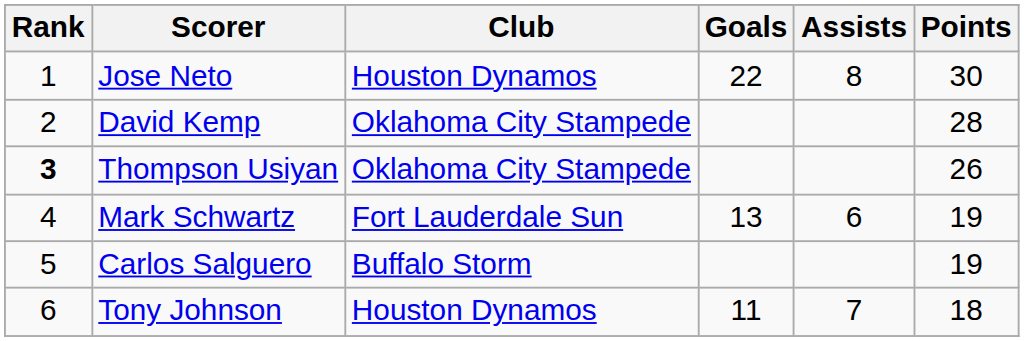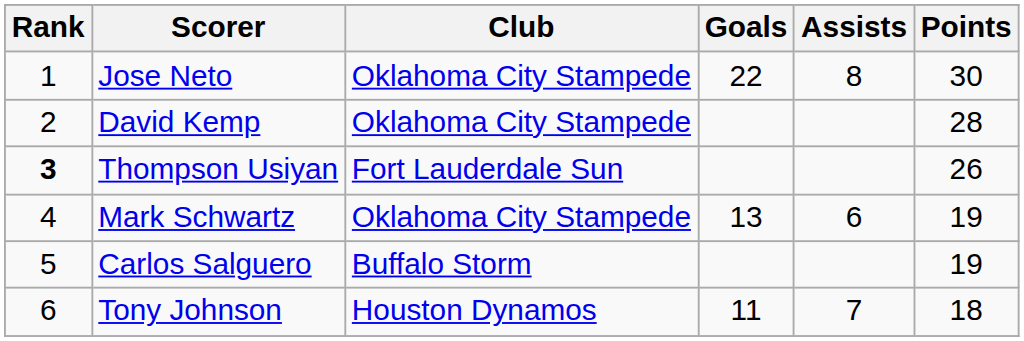(474, 75) Houston Dynamos -> (521, 75) Oklahoma City Stampede
(521, 169) Oklahoma City Stampede -> (488, 169) Fort Lauderdale Sun
(488, 216) Fort Lauderdale Sun -> (521, 216) Oklahoma City Stampede
